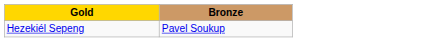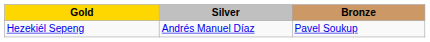+ column: (226, 12)
